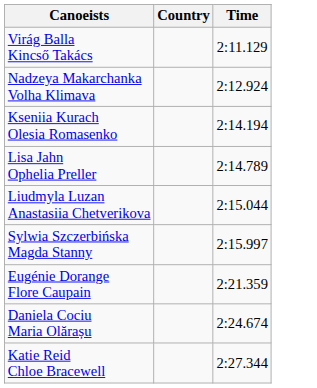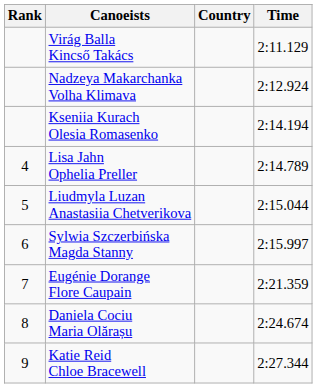+ column: (25, 16)
